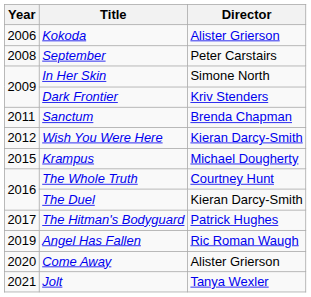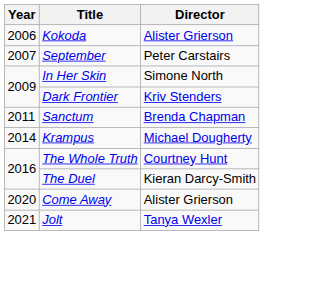(22, 55) 2008 -> (22, 55) 2007
- row: (102, 138)
(22, 158) 2015 -> (22, 138) 2014
- row: (113, 220)
- row: (92, 240)
